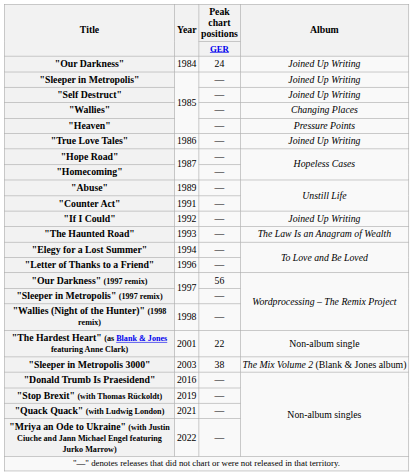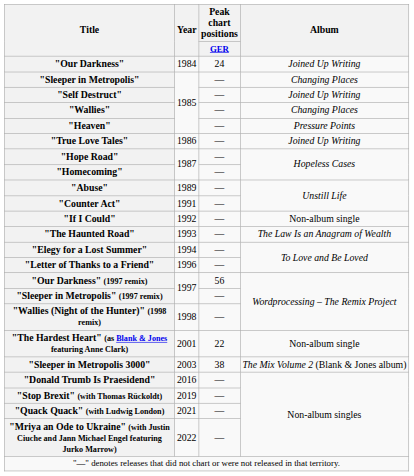(324, 79) Joined Up Writing -> (324, 79) Changing Places
(324, 218) Joined Up Writing -> (324, 218) Non-album single
